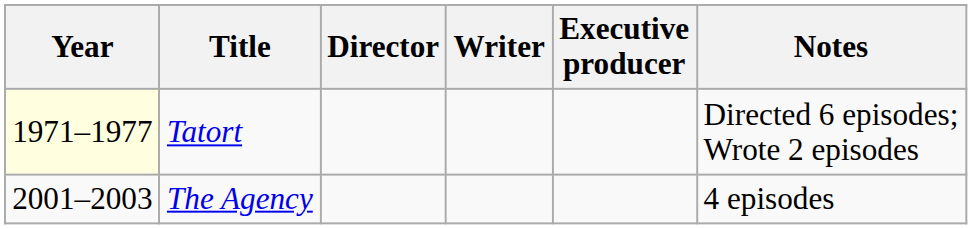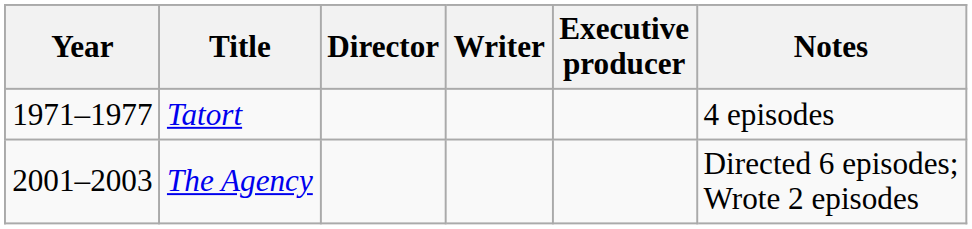(82, 131) lightyellow background -> (82, 113) no background
(831, 131) Directed 6 episodes; Wrote 2 episodes -> (769, 113) 4 episodes
(769, 198) 4 episodes -> (831, 180) Directed 6 episodes; Wrote 2 episodes
